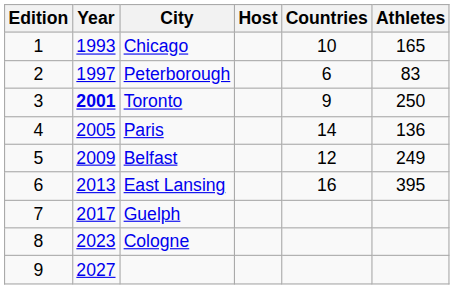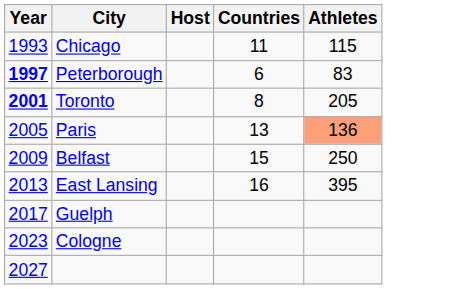- column: (38, 18)
(327, 46) 10 -> (259, 46) 11
(411, 46) 165 -> (343, 46) 115
(96, 74) normal -> (28, 74) bold
(327, 102) 9 -> (259, 102) 8
(411, 102) 250 -> (343, 102) 205
(327, 130) 14 -> (259, 130) 13
(411, 130) no background -> (343, 130) lightsalmon background
(327, 158) 12 -> (259, 158) 15
(411, 158) 249 -> (343, 158) 250
